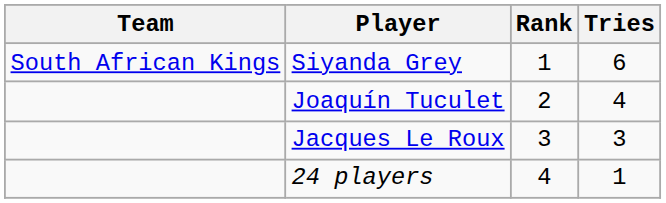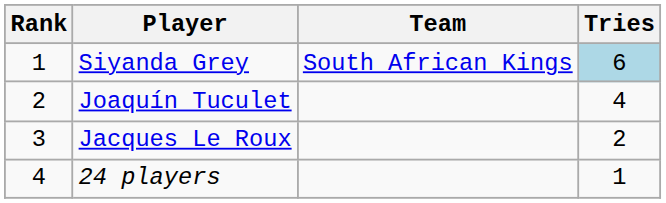columns swapped: (544, 24) <-> (145, 24)
(619, 63) no background -> (619, 63) lightblue background
(619, 140) 3 -> (619, 140) 2
